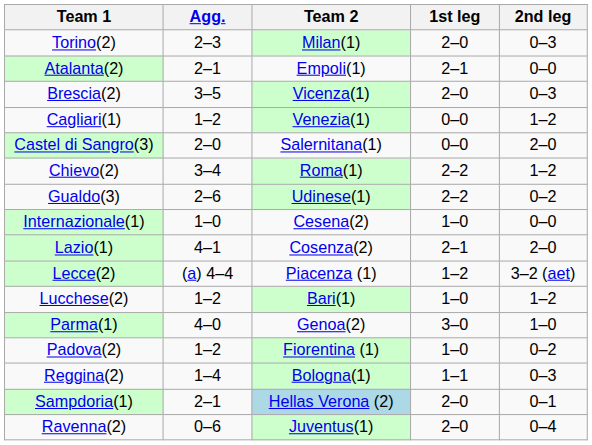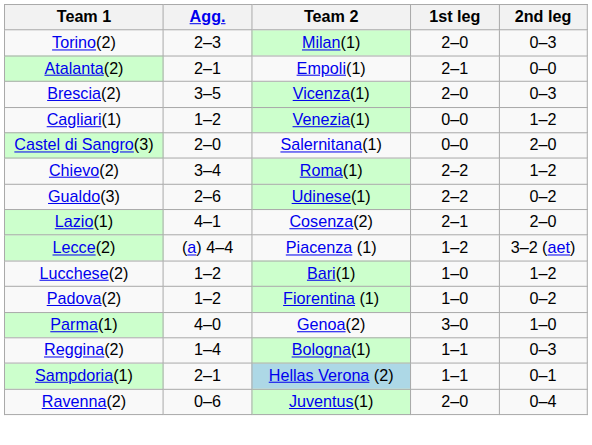- row: (84, 222)
rows swapped: (84, 350) <-> (84, 324)
(455, 401) 2–0 -> (455, 376) 1–1
